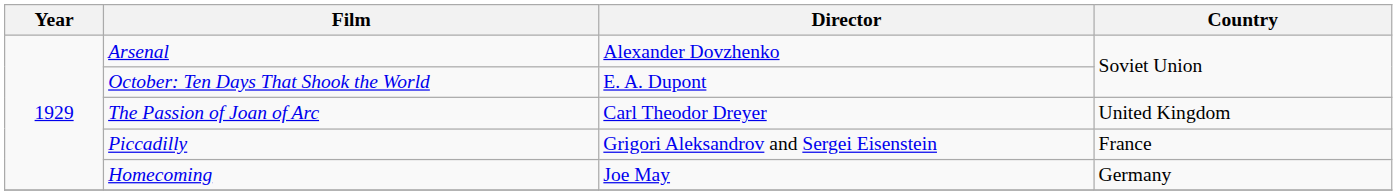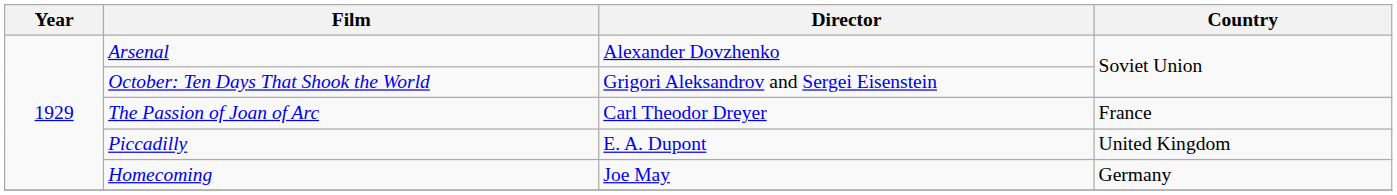(655, 81) E. A. Dupont -> (770, 81) Grigori Aleksandrov and Sergei Eisenstein
(1164, 112) United Kingdom -> (1125, 112) France
(770, 143) Grigori Aleksandrov and Sergei Eisenstein -> (655, 143) E. A. Dupont
(1125, 143) France -> (1164, 143) United Kingdom
